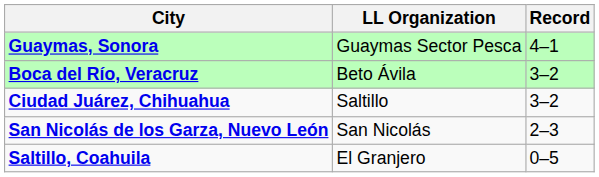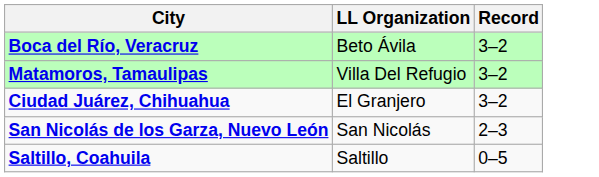- row: (83, 46)
+ row: (108, 74)
(362, 102) Saltillo -> (381, 102) El Granjero
(381, 158) El Granjero -> (362, 158) Saltillo
